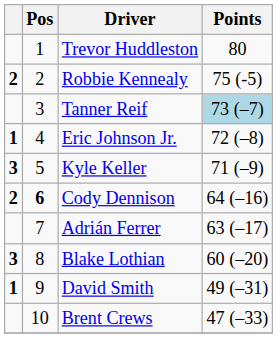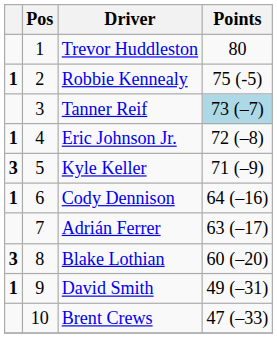(13, 79) 2 -> (13, 79) 1
(13, 198) 2 -> (13, 198) 1
(40, 198) bold -> (40, 198) normal
